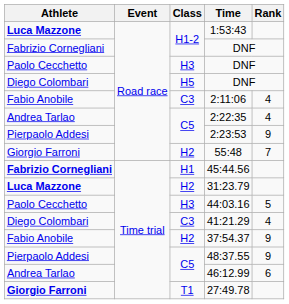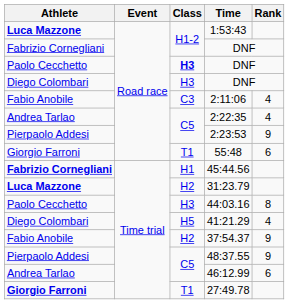(187, 65) normal -> (187, 65) bold
(187, 83) H5 -> (187, 83) H3
(187, 152) H2 -> (187, 152) T1
(268, 152) 7 -> (268, 152) 6
(268, 204) 5 -> (268, 204) 8
(187, 221) C3 -> (187, 221) H5
